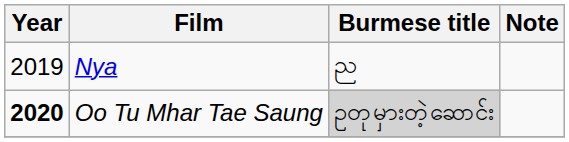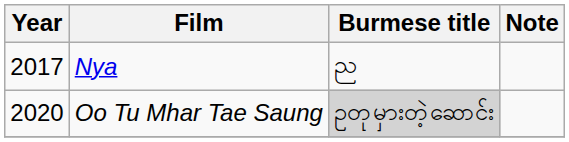(37, 66) 2019 -> (37, 66) 2017
(37, 113) bold -> (37, 113) normal
